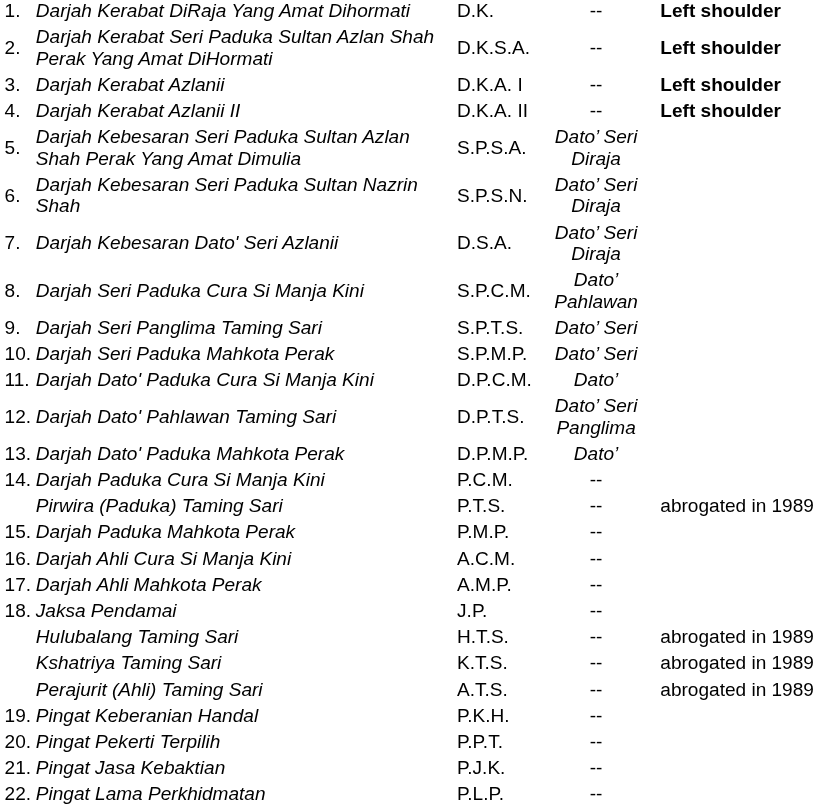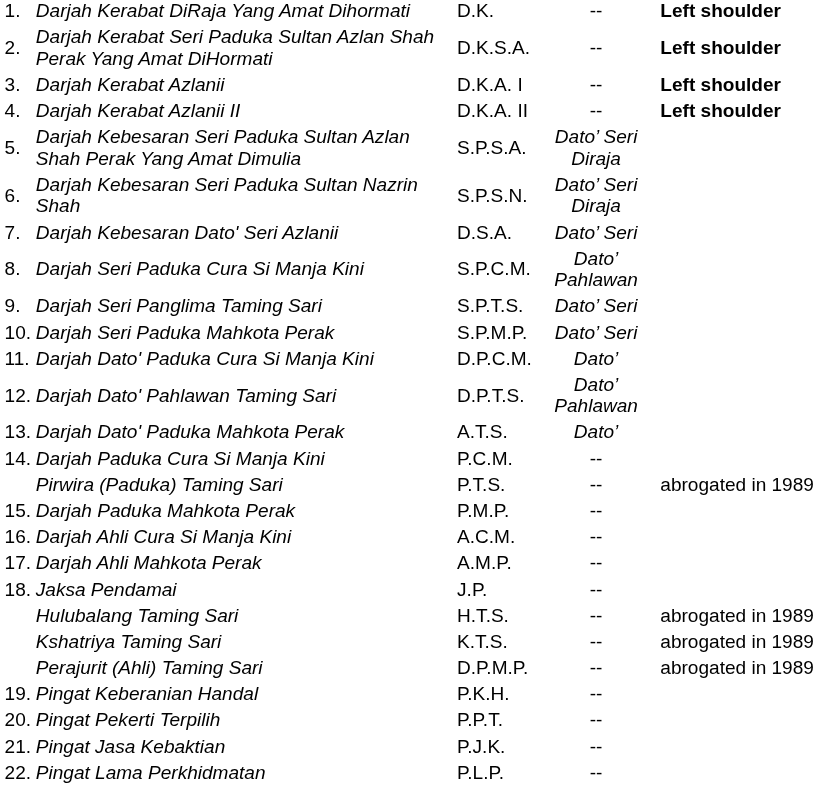(596, 243) Dato’ Seri Diraja -> (596, 232) Dato’ Seri
(596, 416) Dato’ Seri Panglima -> (596, 395) Dato’ Pahlawan
(493, 453) D.P.M.P. -> (482, 432) A.T.S.
(482, 689) A.T.S. -> (493, 668) D.P.M.P.
